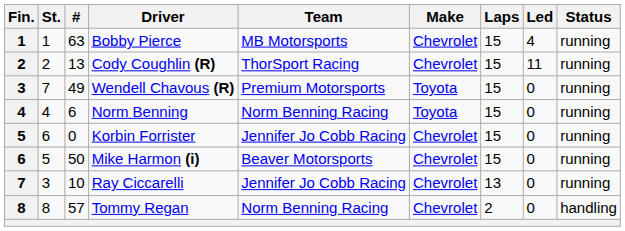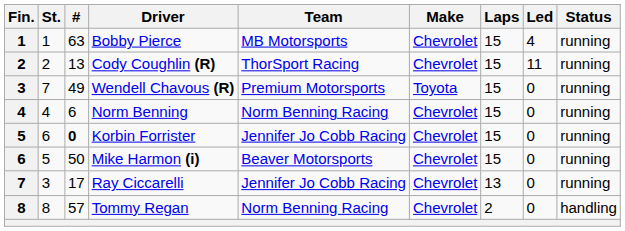(435, 112) Toyota -> (445, 112) Chevrolet
(72, 136) normal -> (72, 136) bold
(76, 183) 10 -> (76, 183) 17
